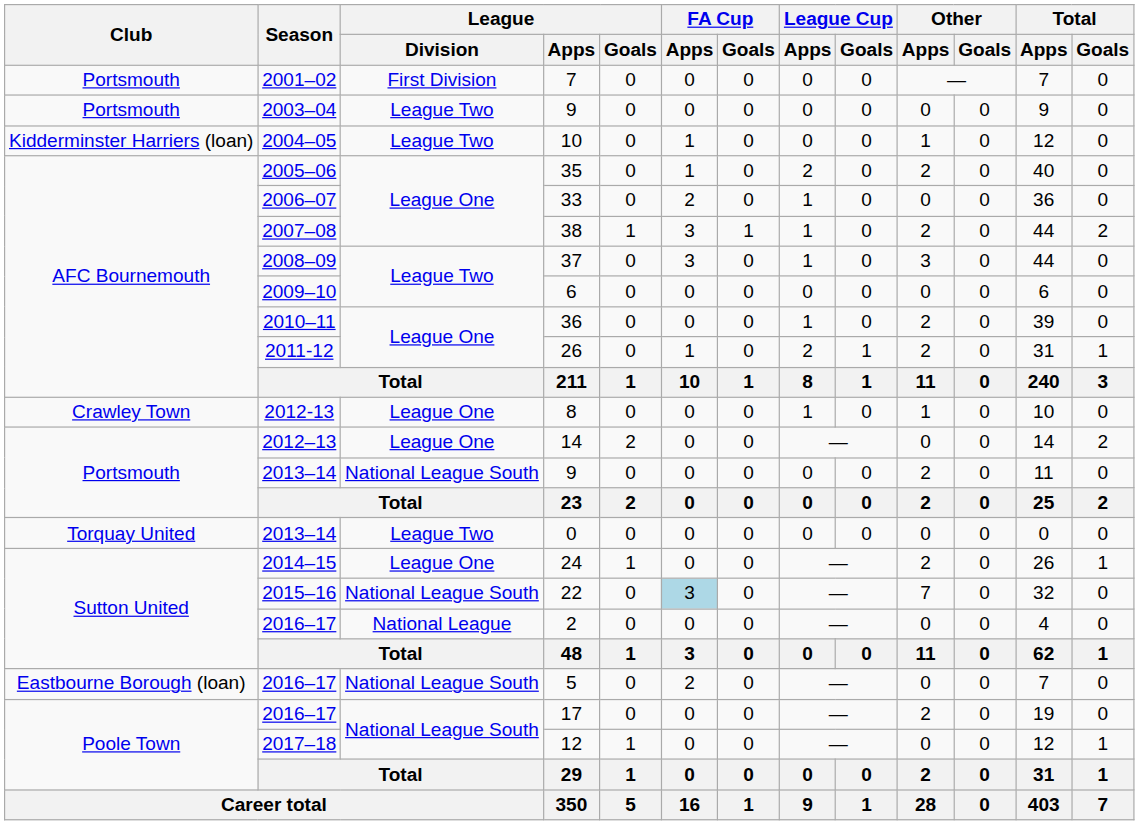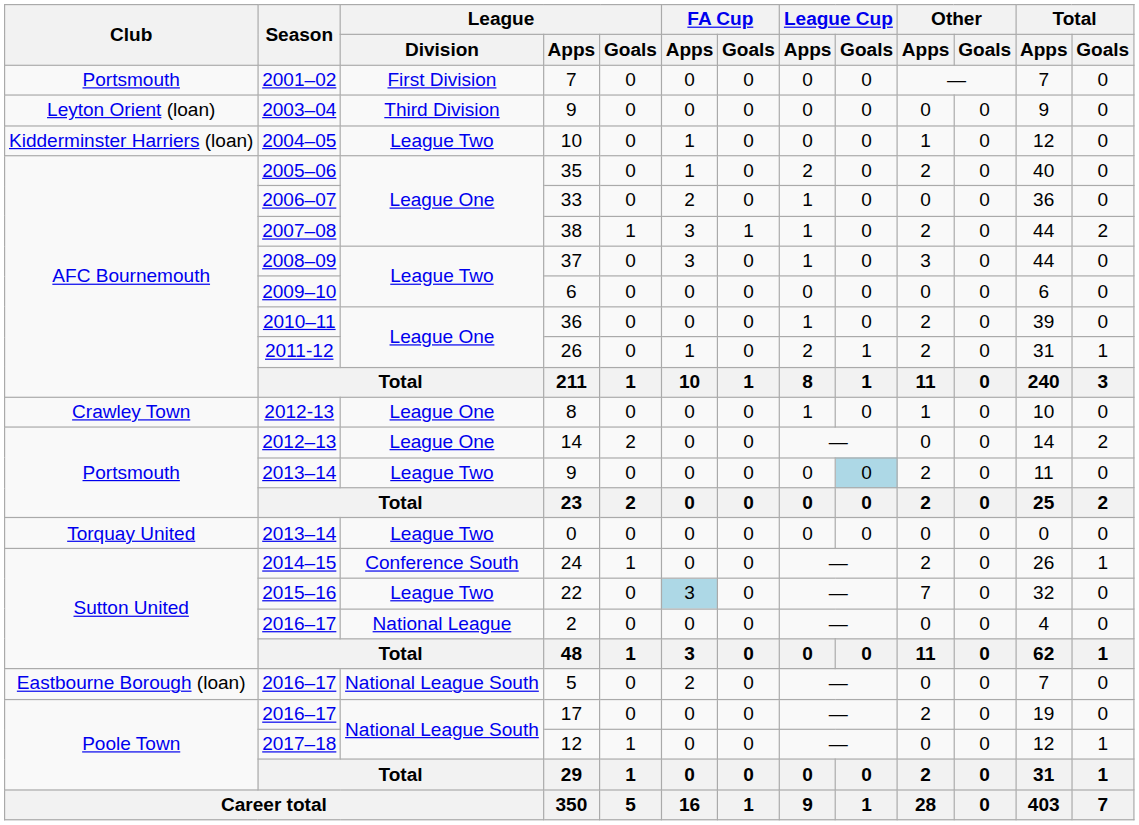(131, 110) Portsmouth -> (131, 110) Leyton Orient (loan)
(442, 110) League Two -> (442, 110) Third Division
(442, 472) National League South -> (442, 472) League Two
(867, 472) no background -> (867, 472) lightblue background
(442, 563) League One -> (442, 563) Conference South
(442, 593) National League South -> (442, 593) League Two
